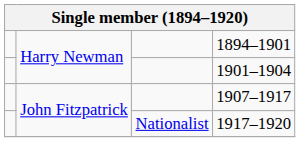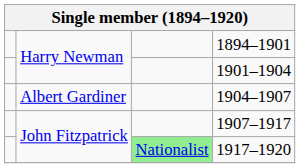+ row: (254, 96)
(172, 123) no background -> (172, 149) lightgreen background
